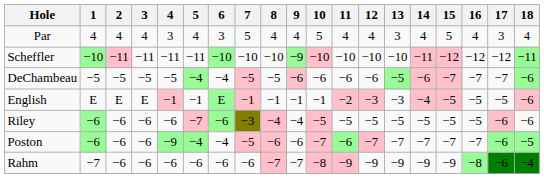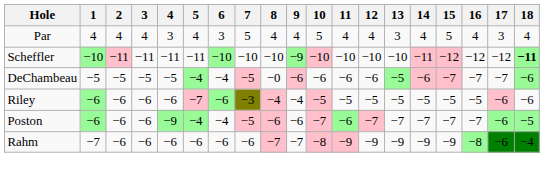(527, 57) normal -> (527, 57) bold
(274, 78) −5 -> (274, 78) −0
- row: (27, 100)
